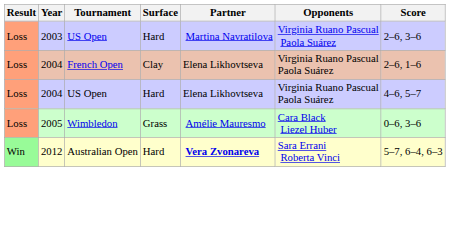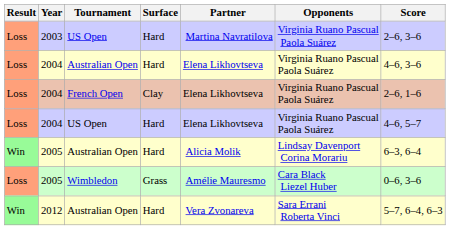+ row: (52, 65)
+ row: (52, 152)
(221, 152) bold -> (218, 210) normal
